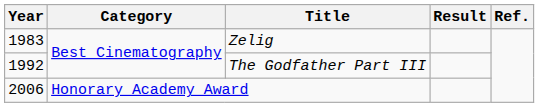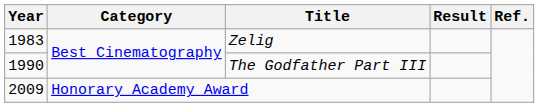(26, 65) 1992 -> (26, 65) 1990
(26, 90) 2006 -> (26, 90) 2009
